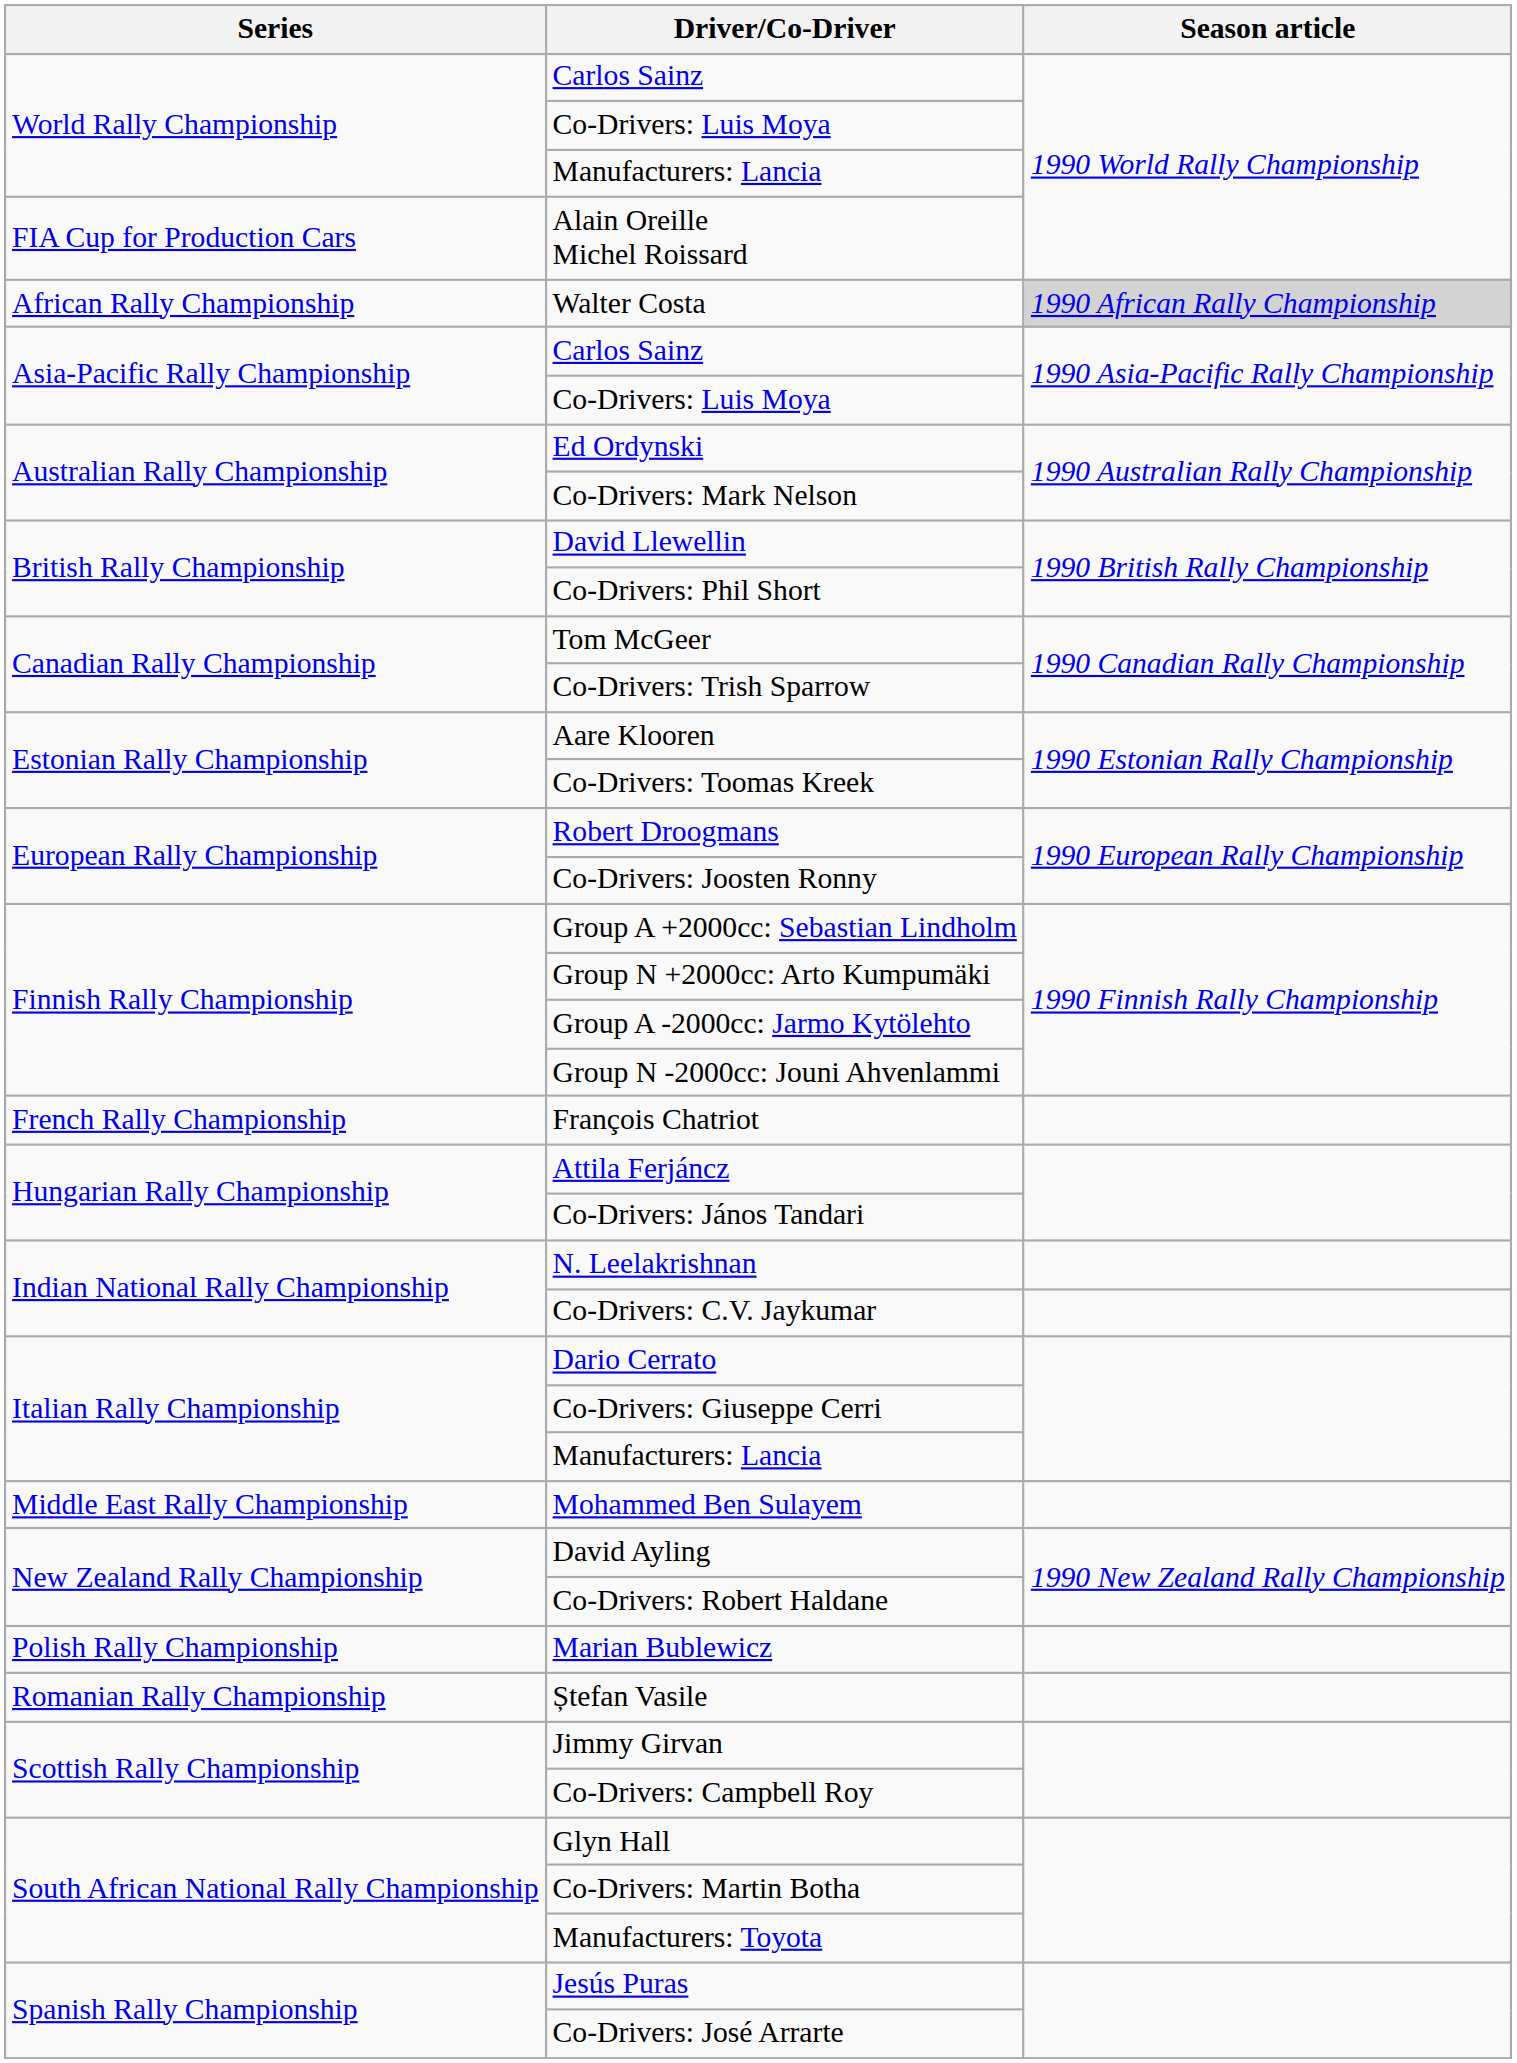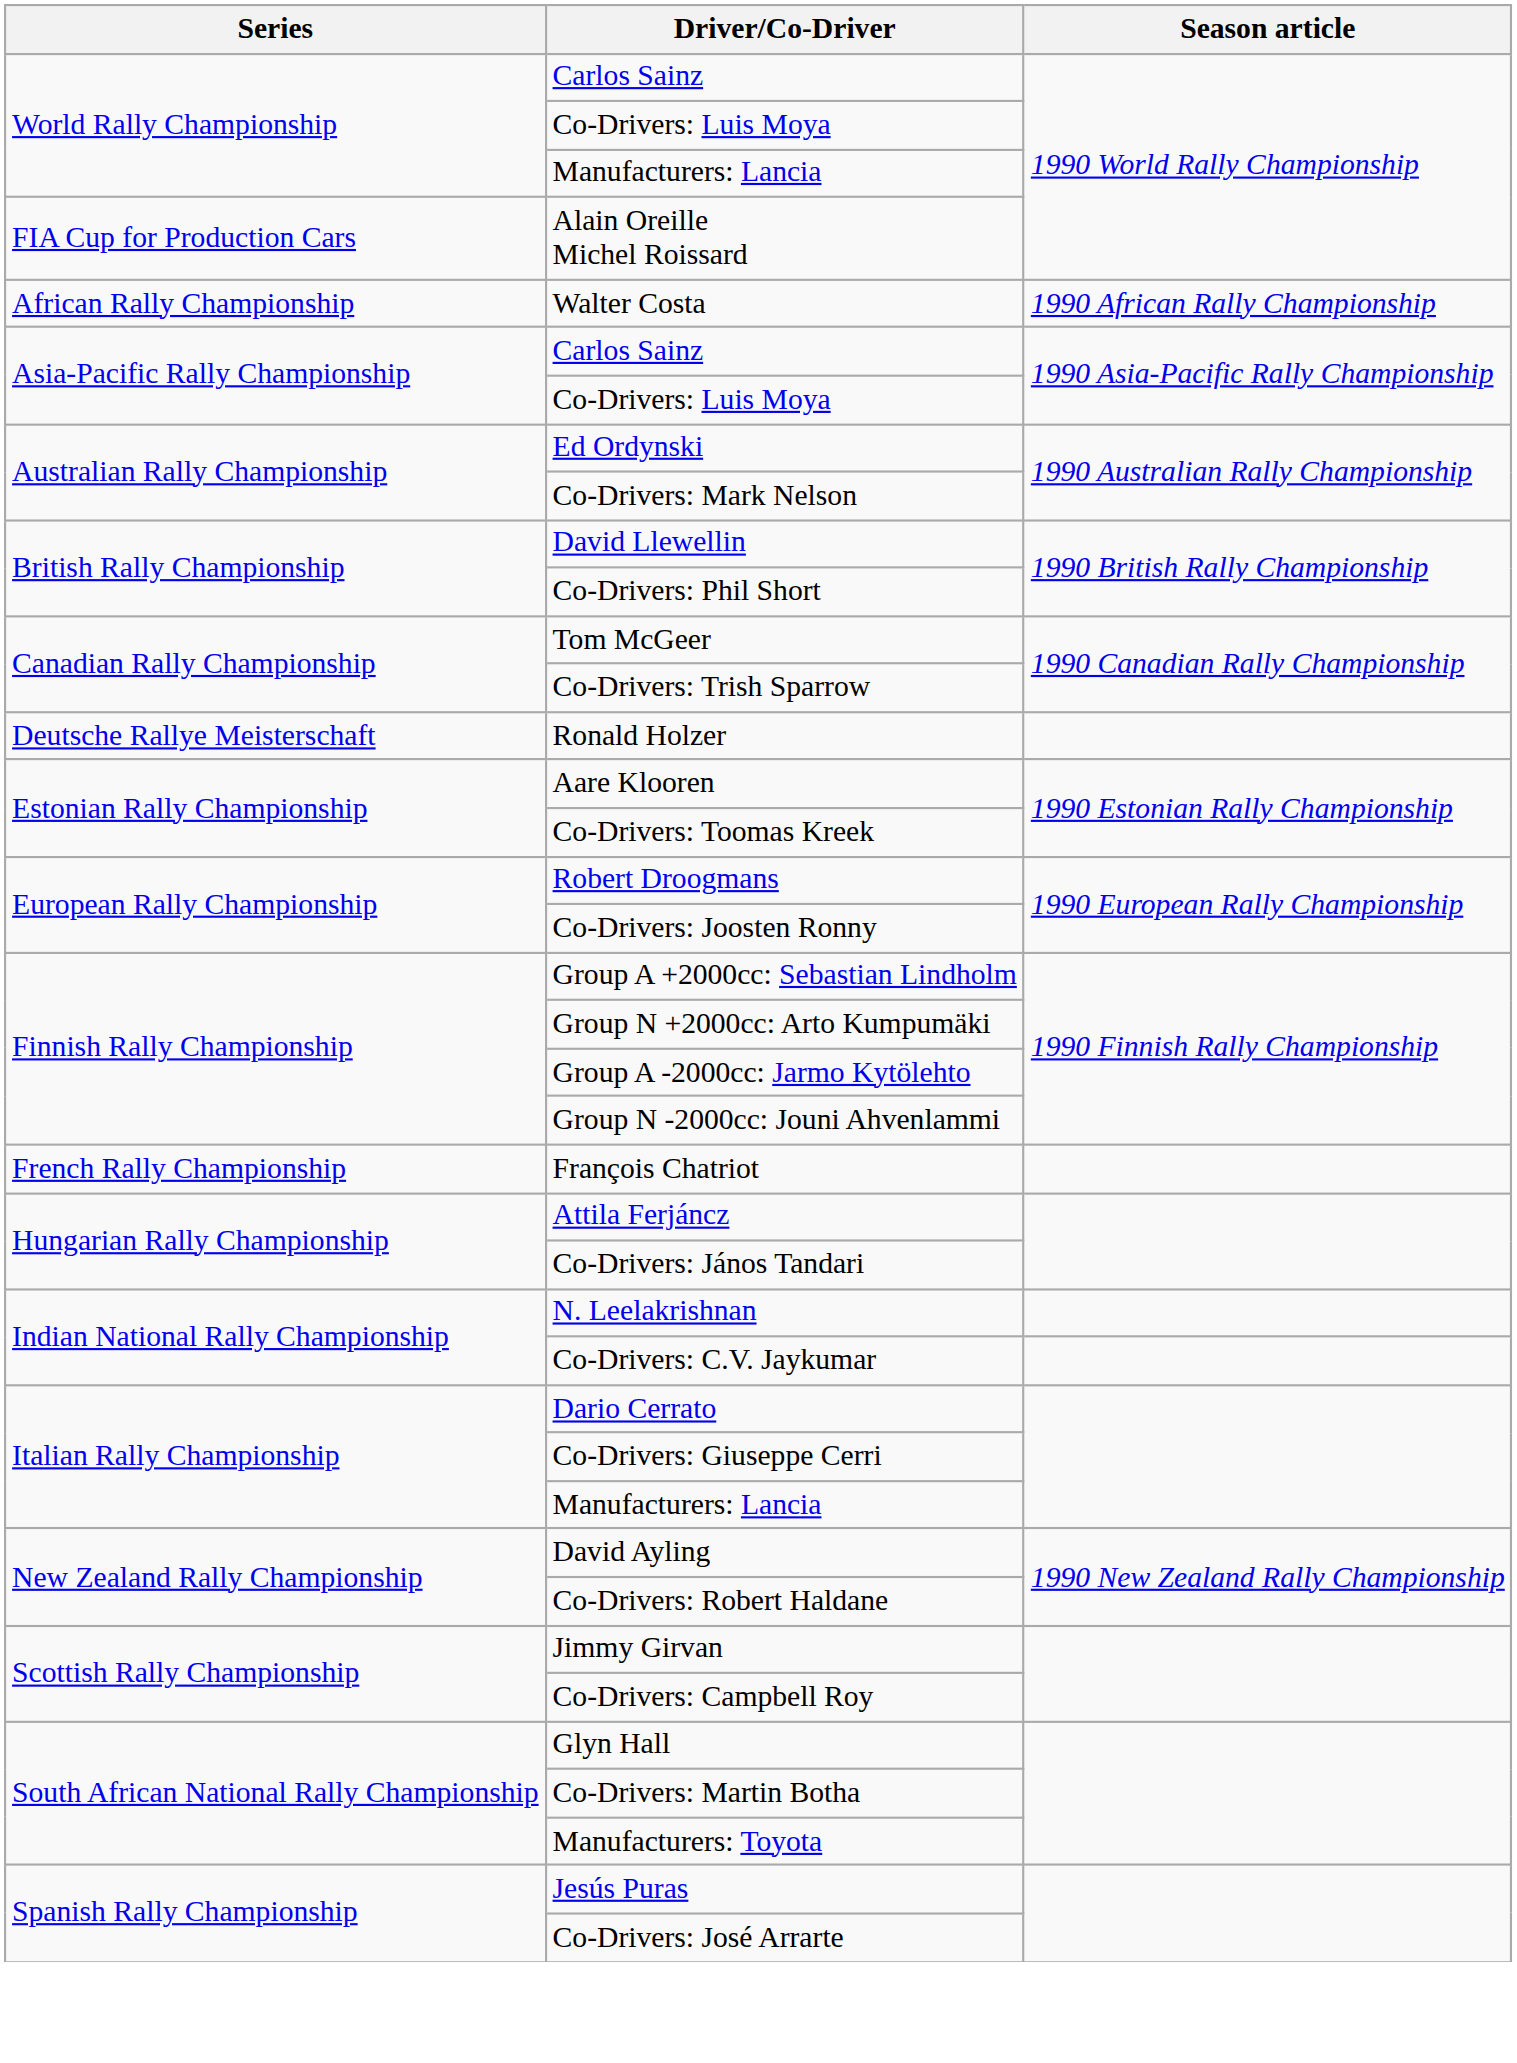(1233, 302) lightgrey background -> (1233, 302) no background
+ row: (194, 735)
- row: (210, 1504)
- row: (175, 1648)
- row: (199, 1696)
